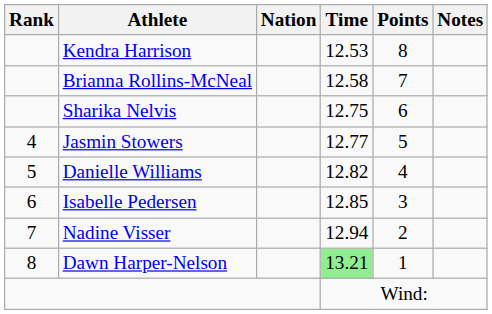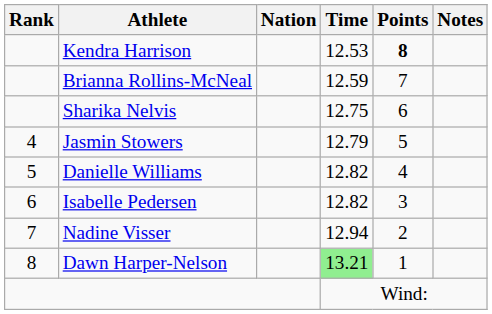(403, 50) normal -> (403, 50) bold
(347, 80) 12.58 -> (347, 80) 12.59
(347, 141) 12.77 -> (347, 141) 12.79
(347, 202) 12.85 -> (347, 202) 12.82
